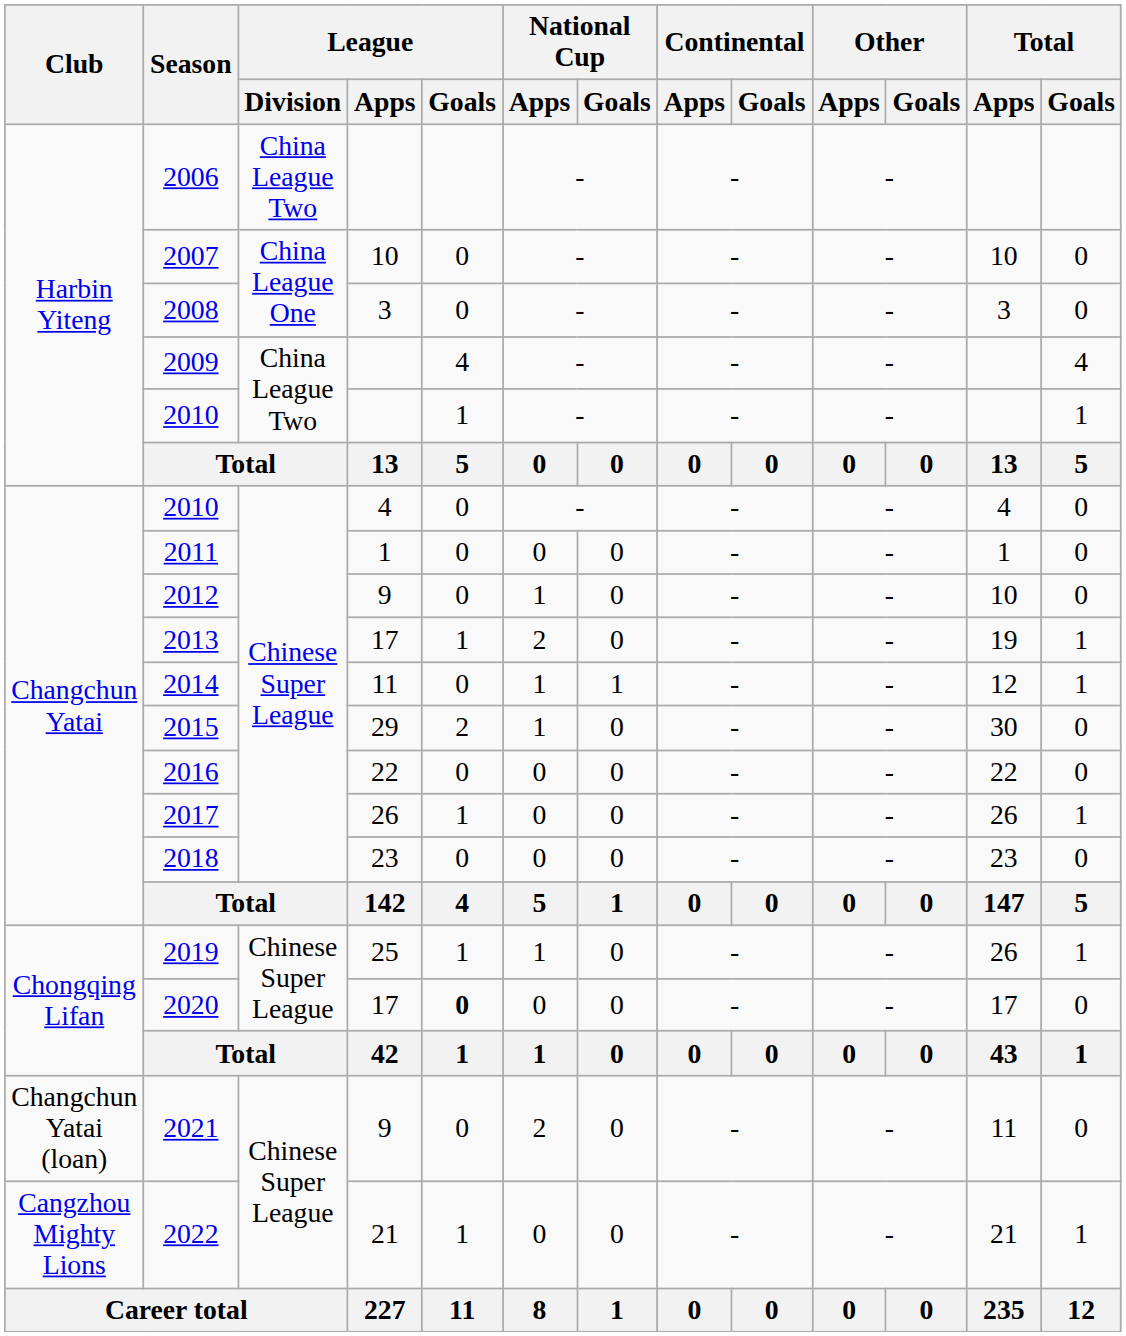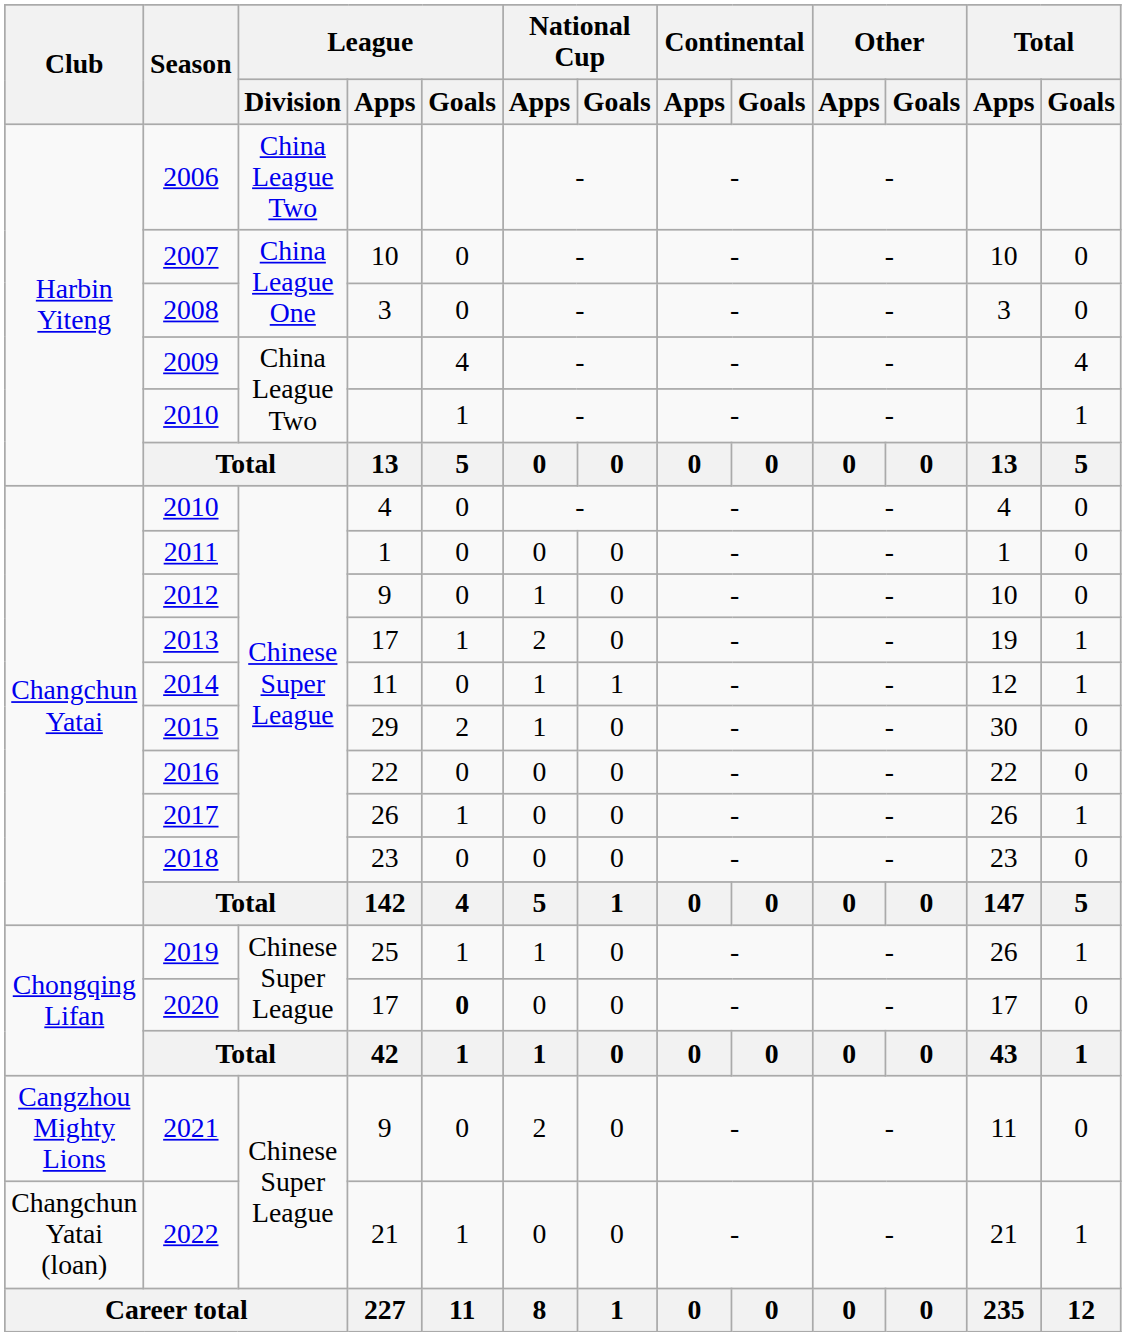(74, 1128) Changchun Yatai (loan) -> (74, 1128) Cangzhou Mighty Lions
(74, 1234) Cangzhou Mighty Lions -> (74, 1234) Changchun Yatai (loan)
